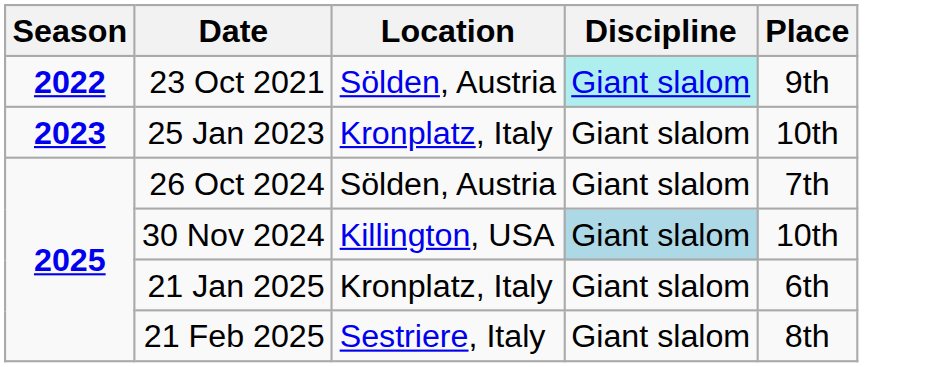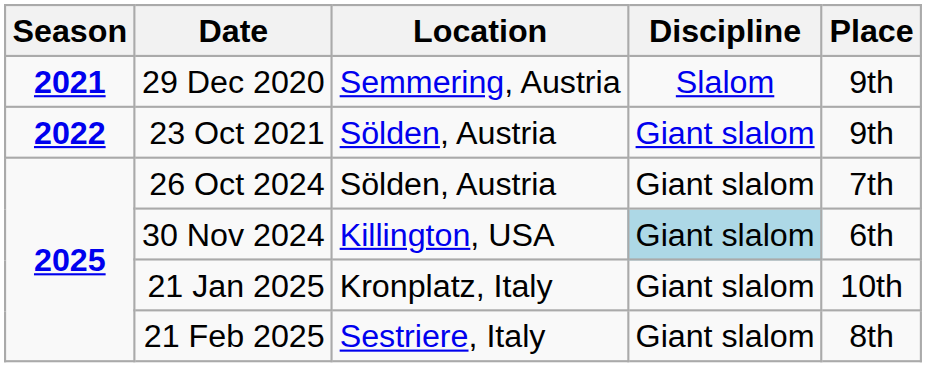+ row: (233, 82)
(661, 82) paleturquoise background -> (725, 133) no background
- row: (236, 133)
(807, 235) 10th -> (872, 235) 6th
(807, 286) 6th -> (872, 286) 10th
